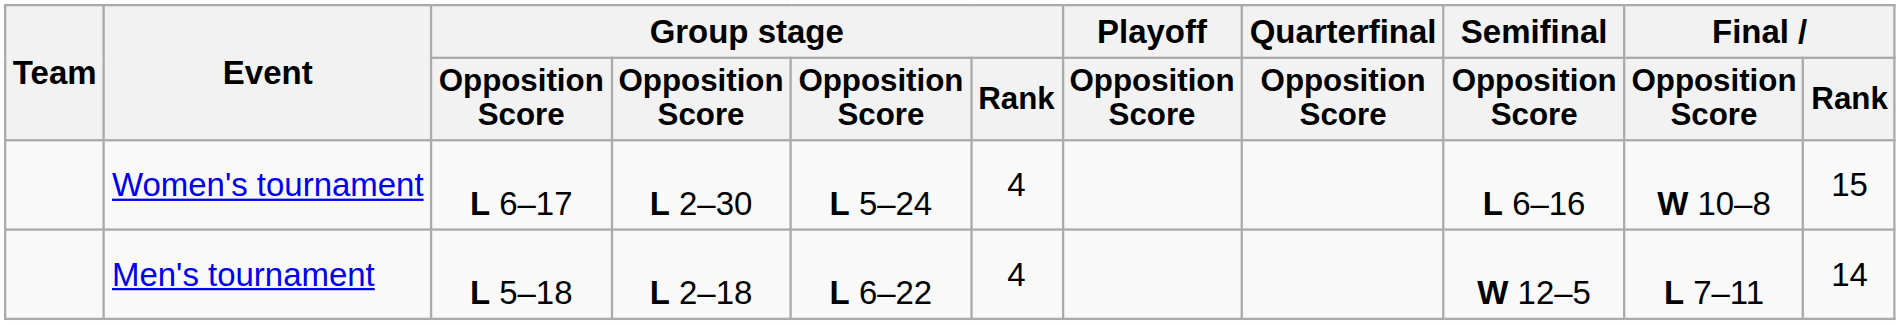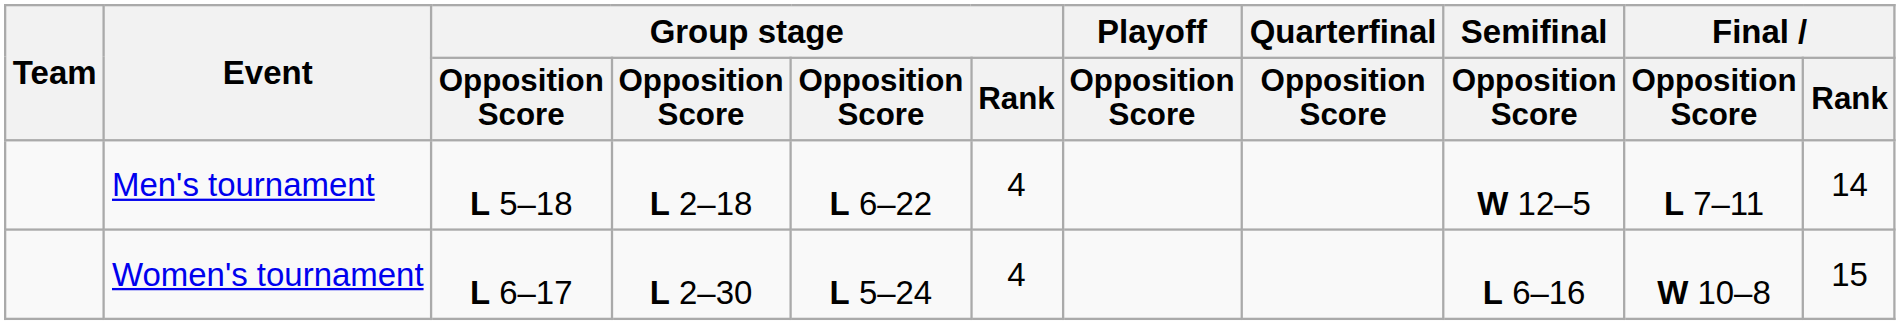rows swapped: (243, 274) <-> (268, 186)
